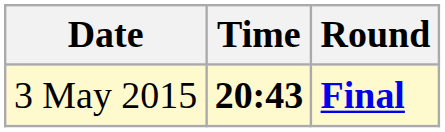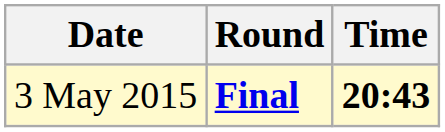columns swapped: (259, 34) <-> (375, 34)
